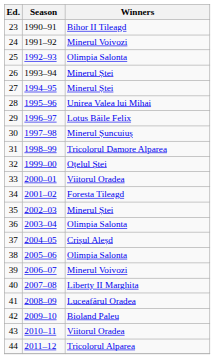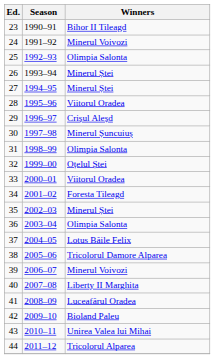(109, 103) Unirea Valea lui Mihai -> (96, 103) Viitorul Oradea
(99, 118) Lotus Băile Felix -> (90, 118) Crișul Aleșd
(117, 149) Tricolorul Damore Alparea -> (97, 149) Olimpia Salonta
(90, 240) Crișul Aleșd -> (99, 240) Lotus Băile Felix
(97, 255) Olimpia Salonta -> (117, 255) Tricolorul Damore Alparea
(96, 331) Viitorul Oradea -> (109, 331) Unirea Valea lui Mihai
